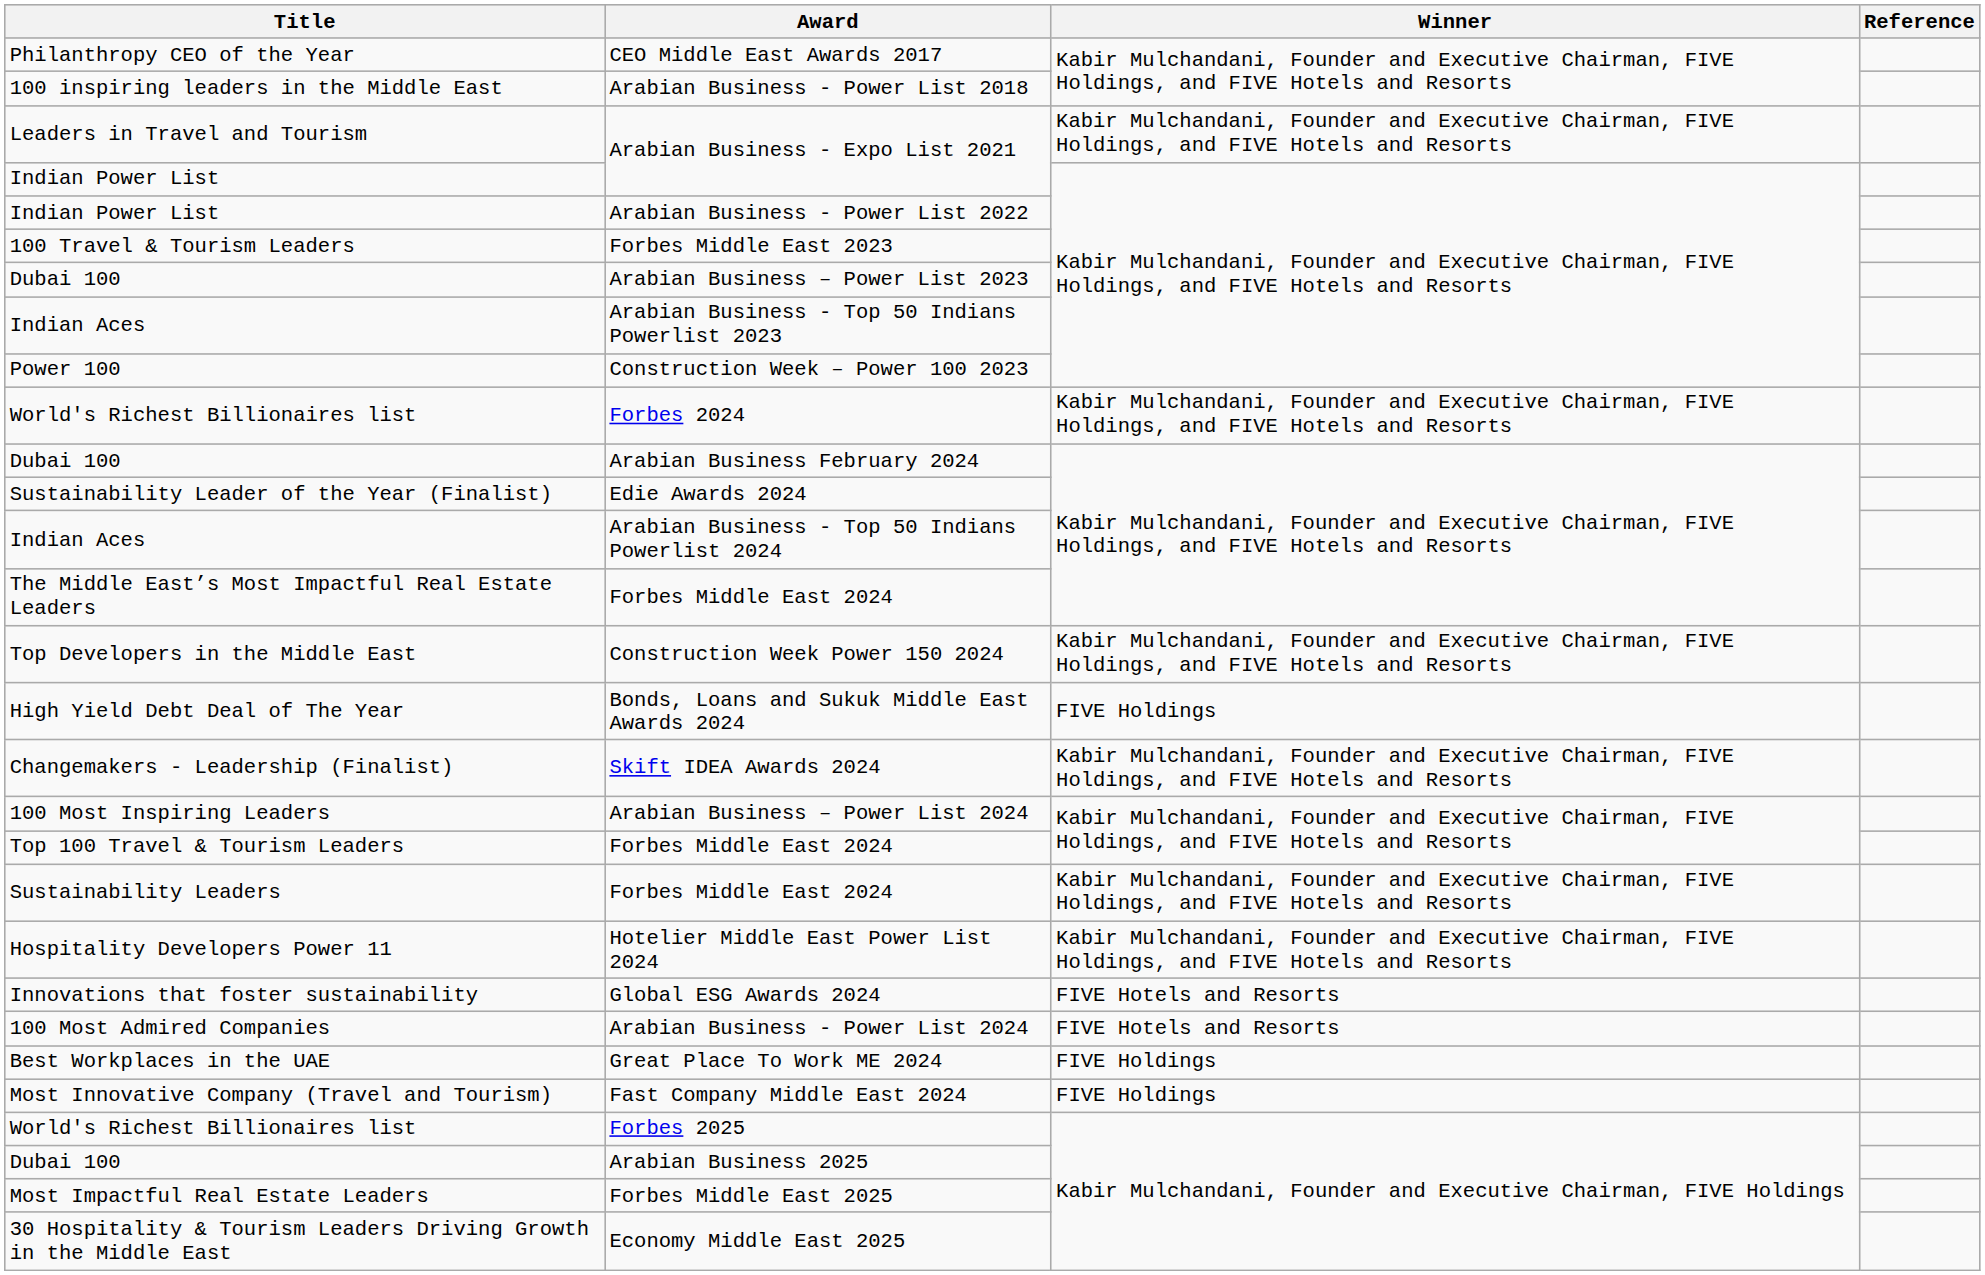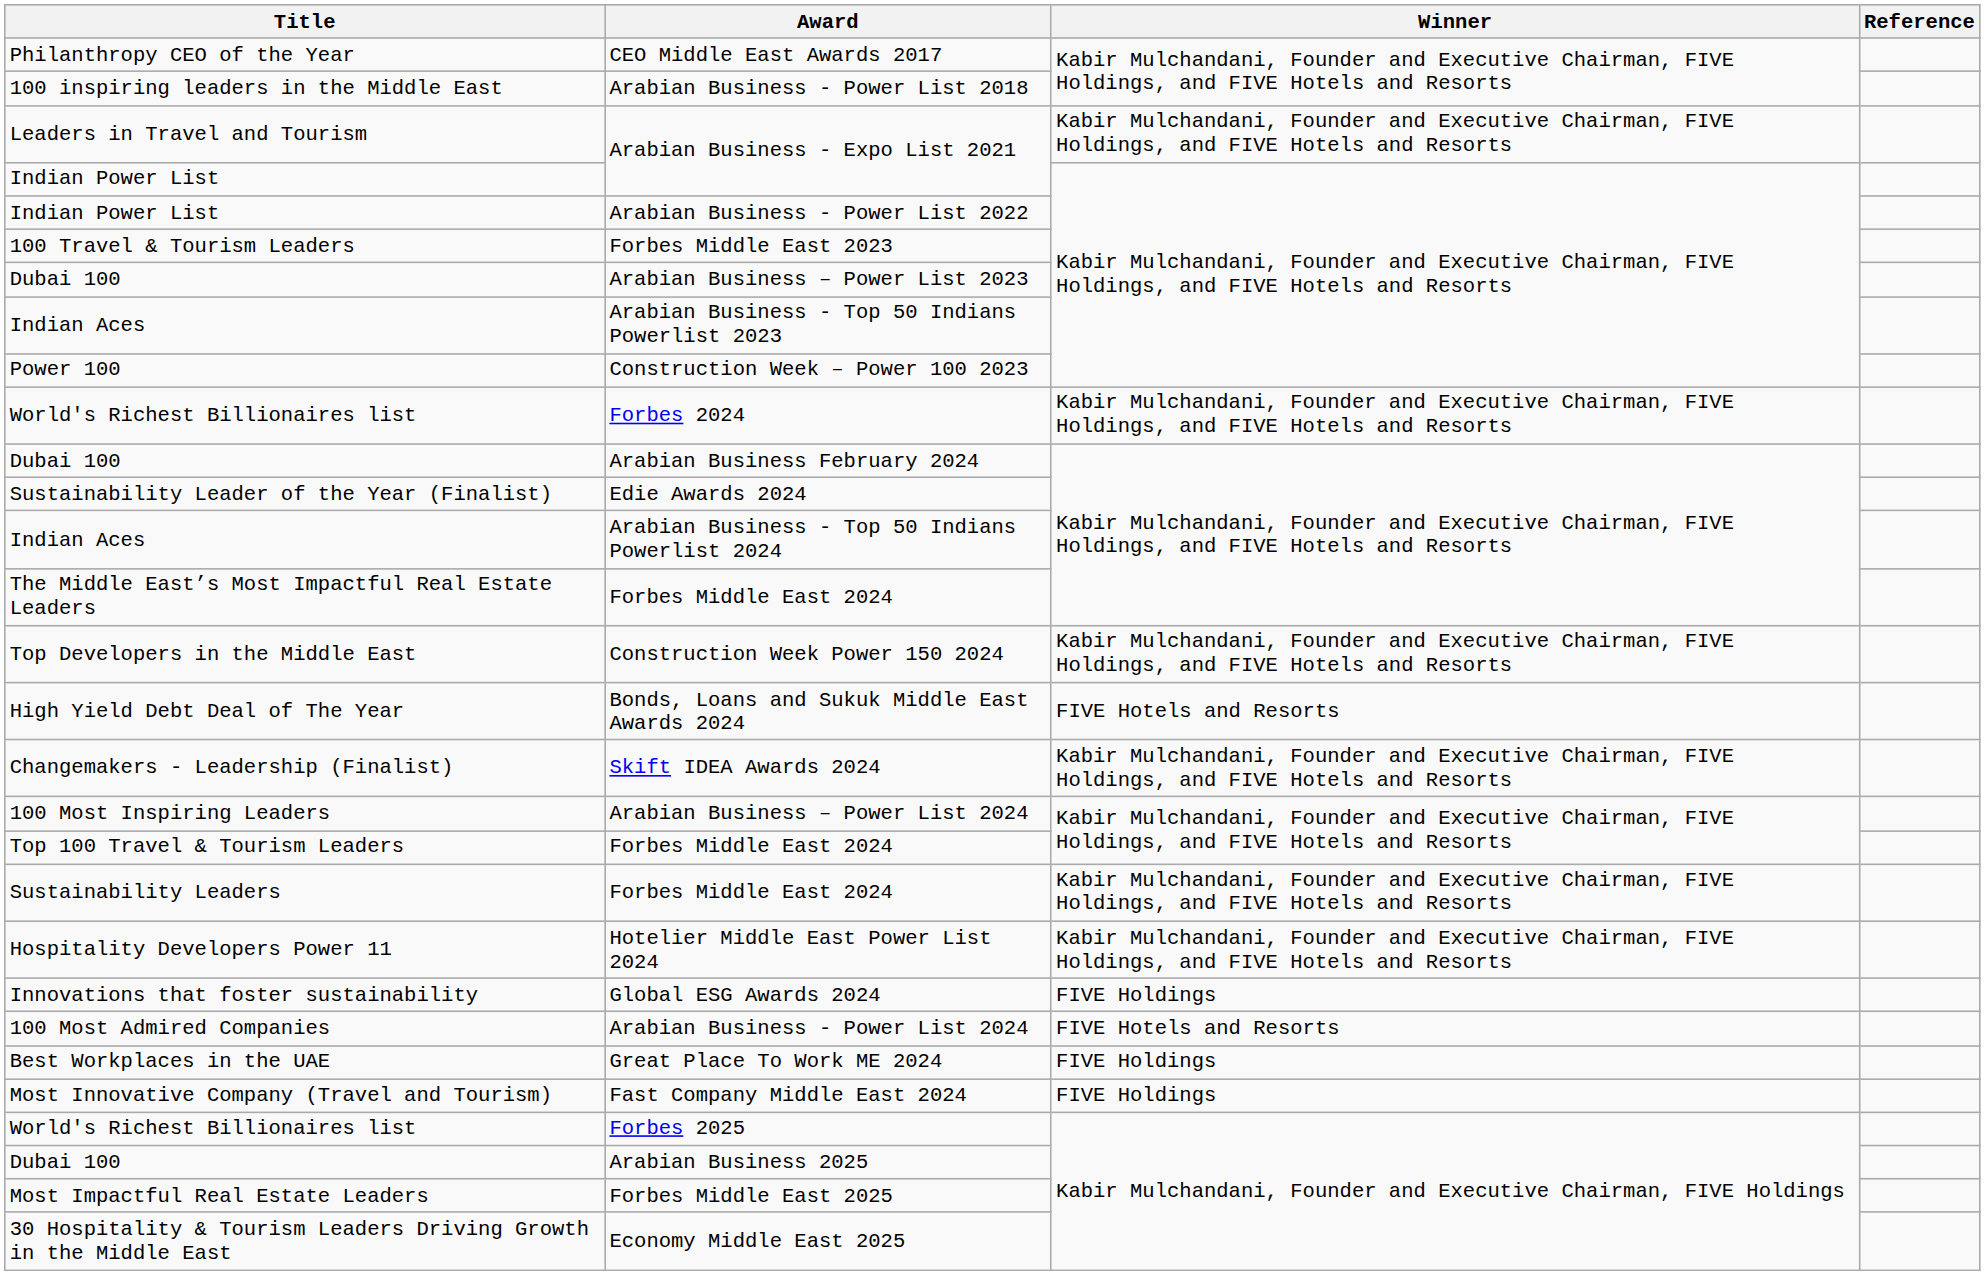(1136, 711) FIVE Holdings -> (1198, 711) FIVE Hotels and Resorts
(1198, 995) FIVE Hotels and Resorts -> (1136, 995) FIVE Holdings
